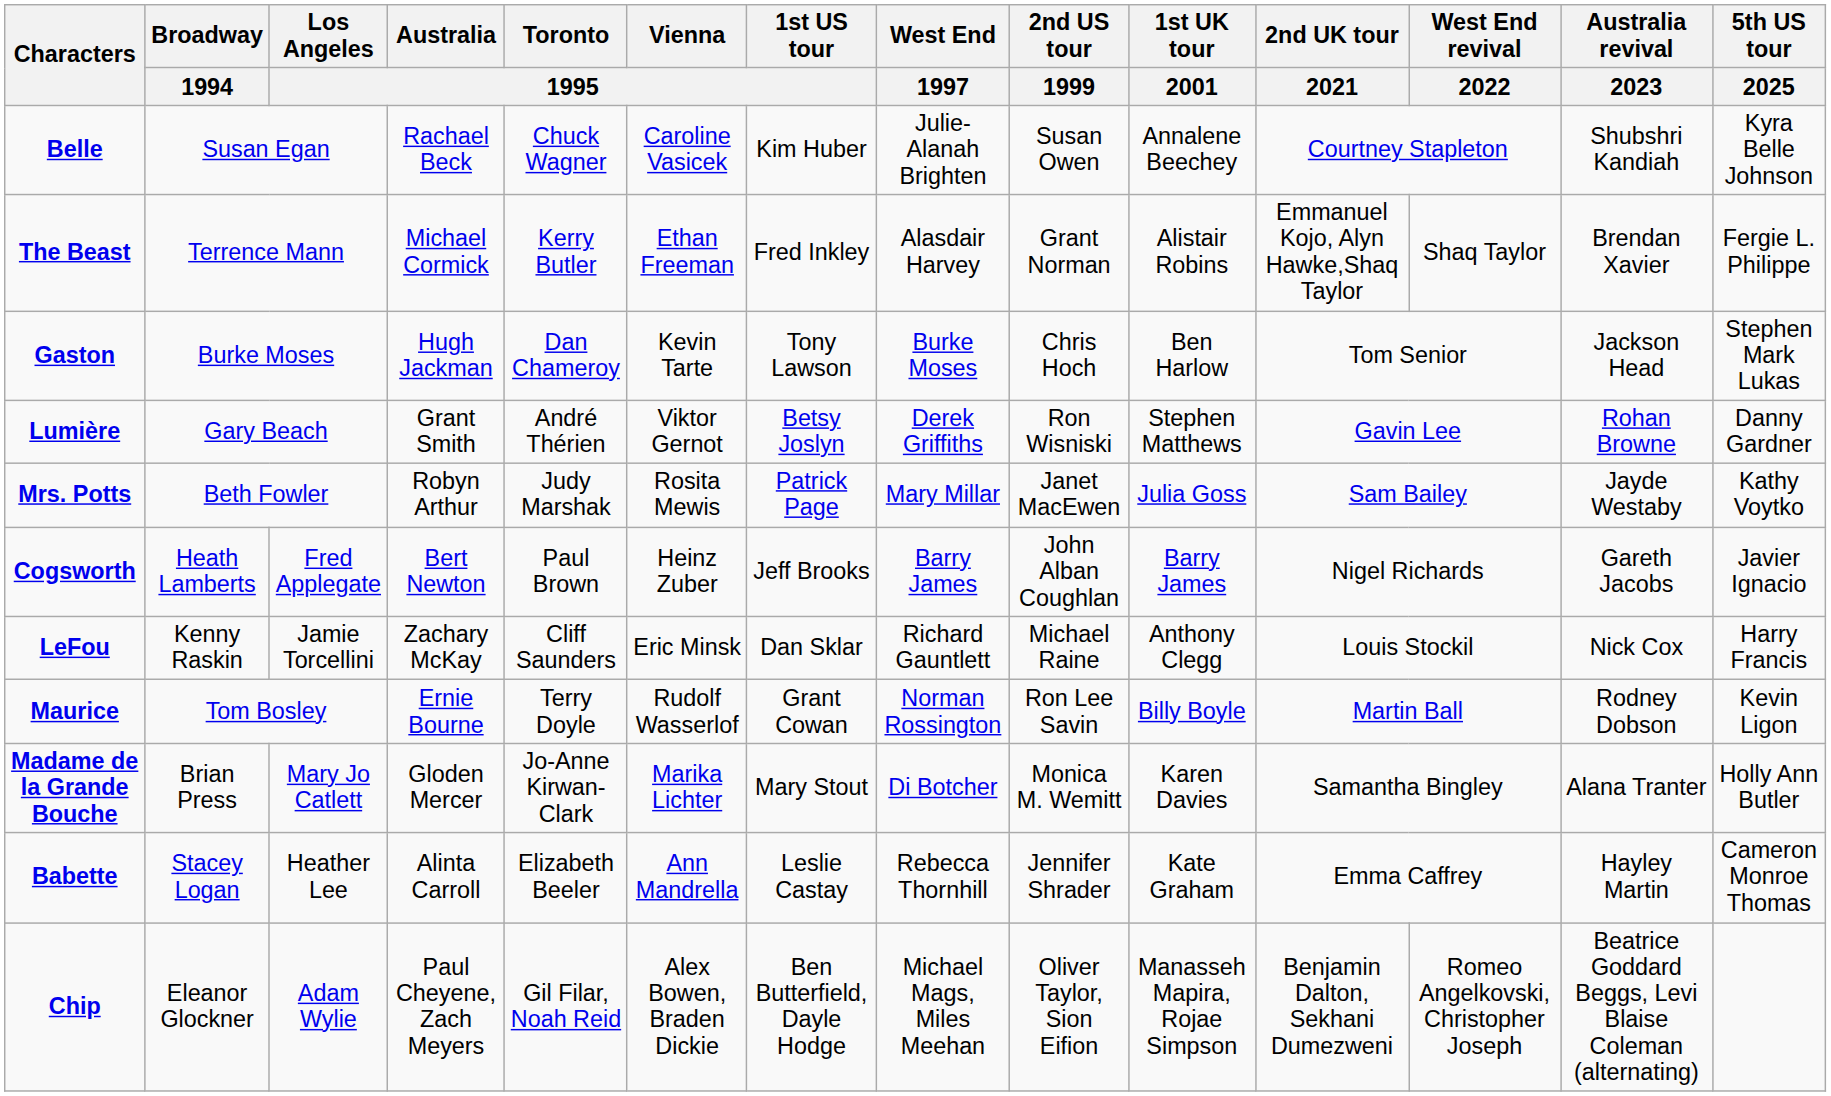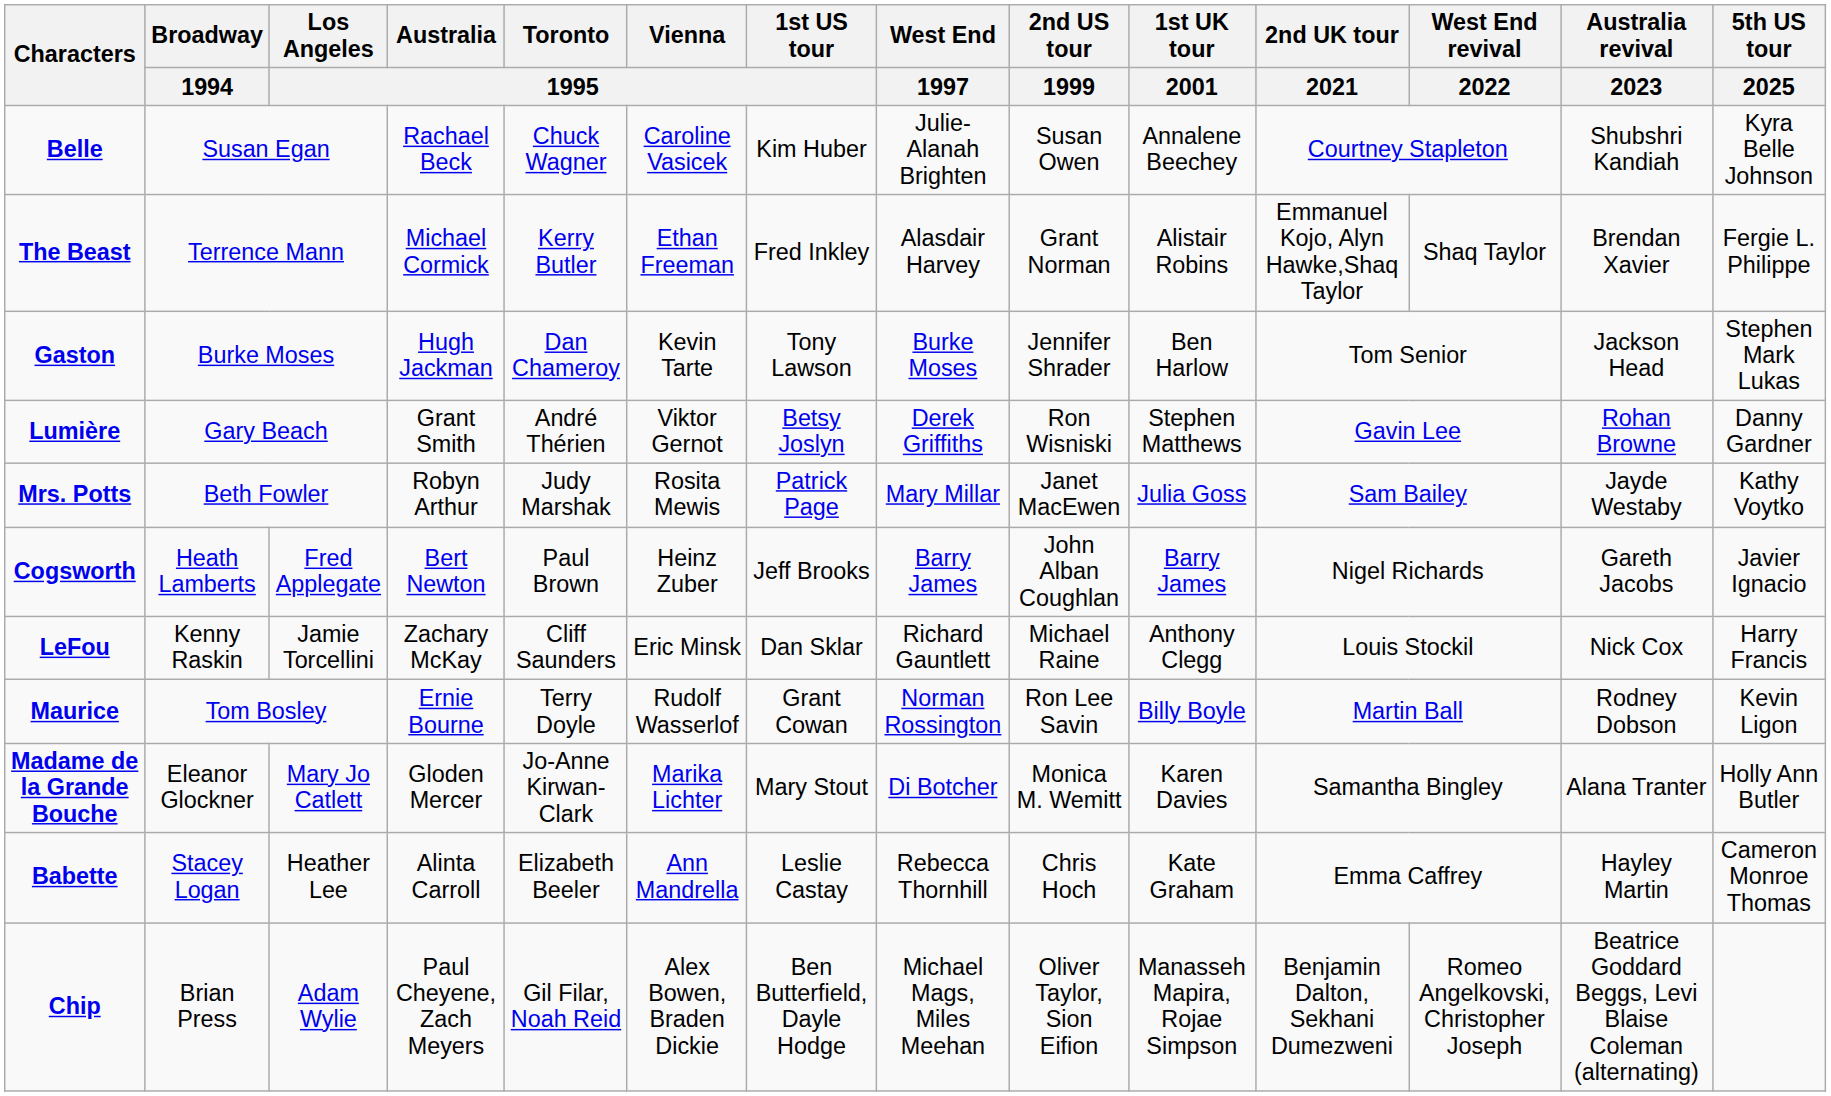(1069, 355) Chris Hoch -> (1069, 355) Jennifer Shrader
(207, 787) Brian Press -> (207, 787) Eleanor Glockner
(1069, 877) Jennifer Shrader -> (1069, 877) Chris Hoch
(207, 1006) Eleanor Glockner -> (207, 1006) Brian Press
